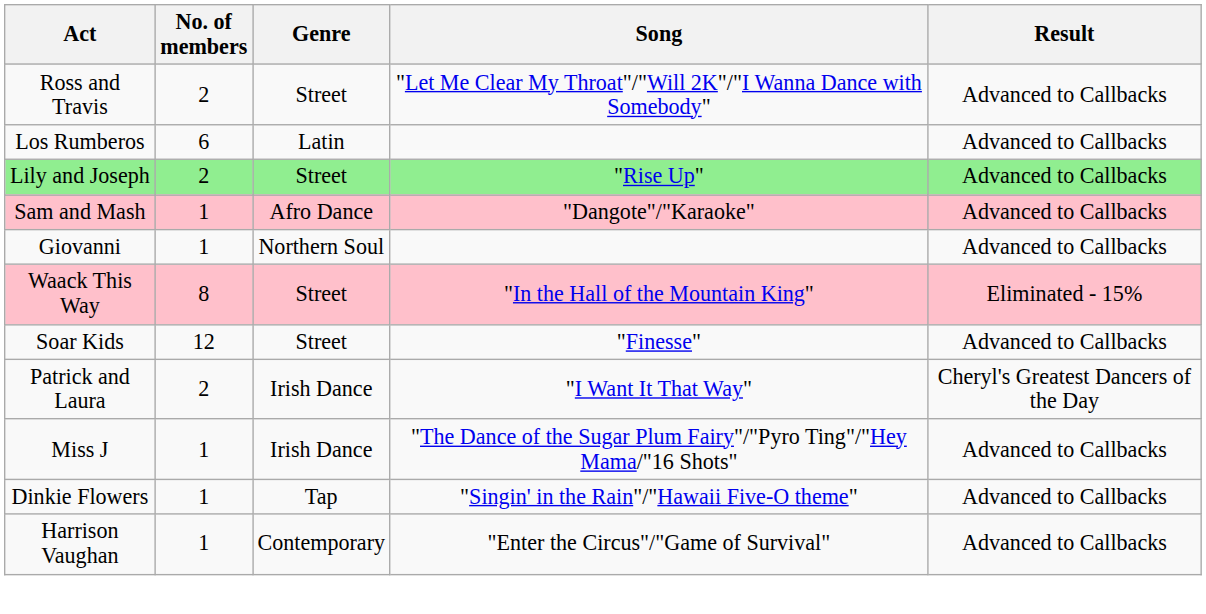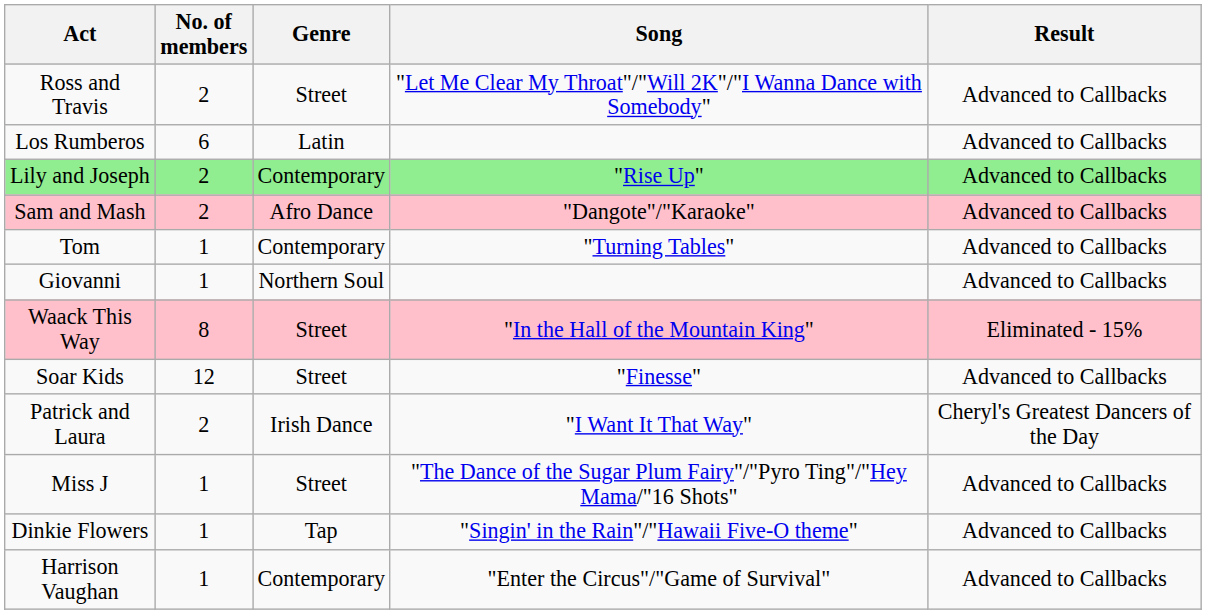(321, 176) Street -> (321, 176) Contemporary
(204, 211) 1 -> (204, 211) 2
+ row: (80, 246)
(321, 448) Irish Dance -> (321, 483) Street
